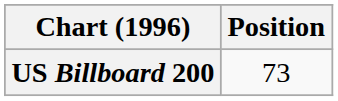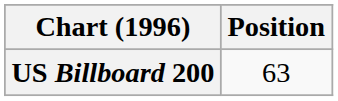(276, 71) 73 -> (276, 71) 63
